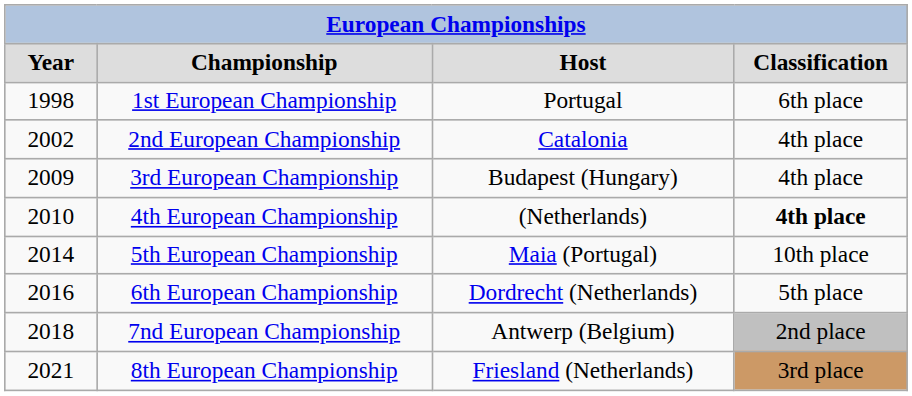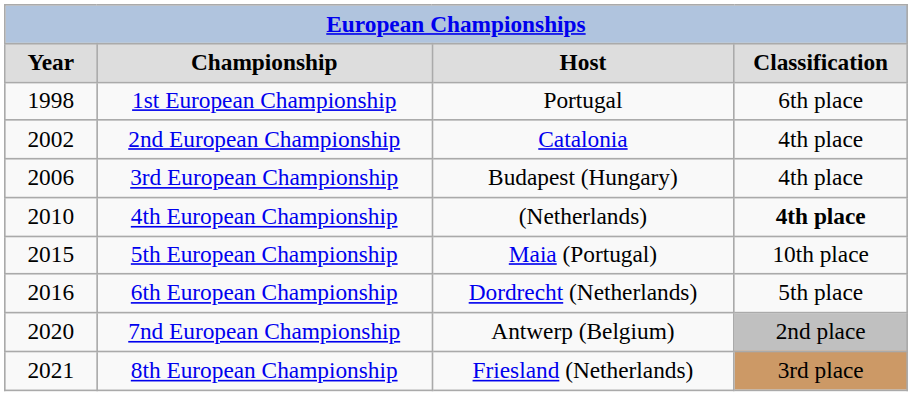(51, 178) 2009 -> (51, 178) 2006
(51, 254) 2014 -> (51, 254) 2015
(51, 331) 2018 -> (51, 331) 2020
